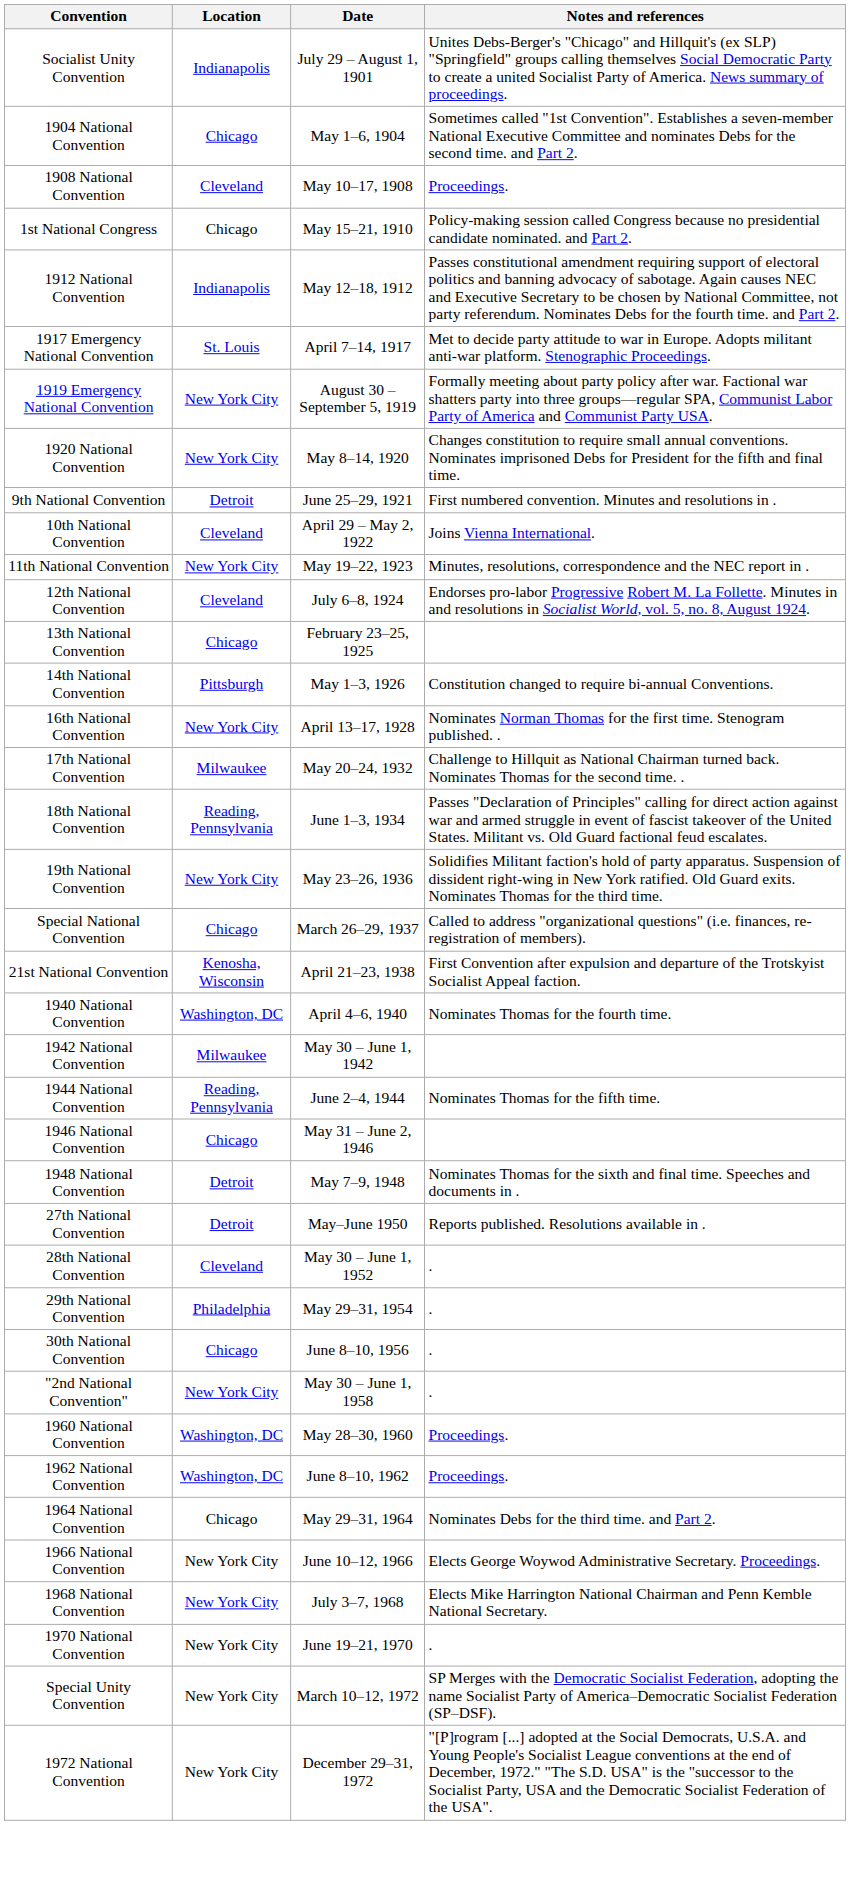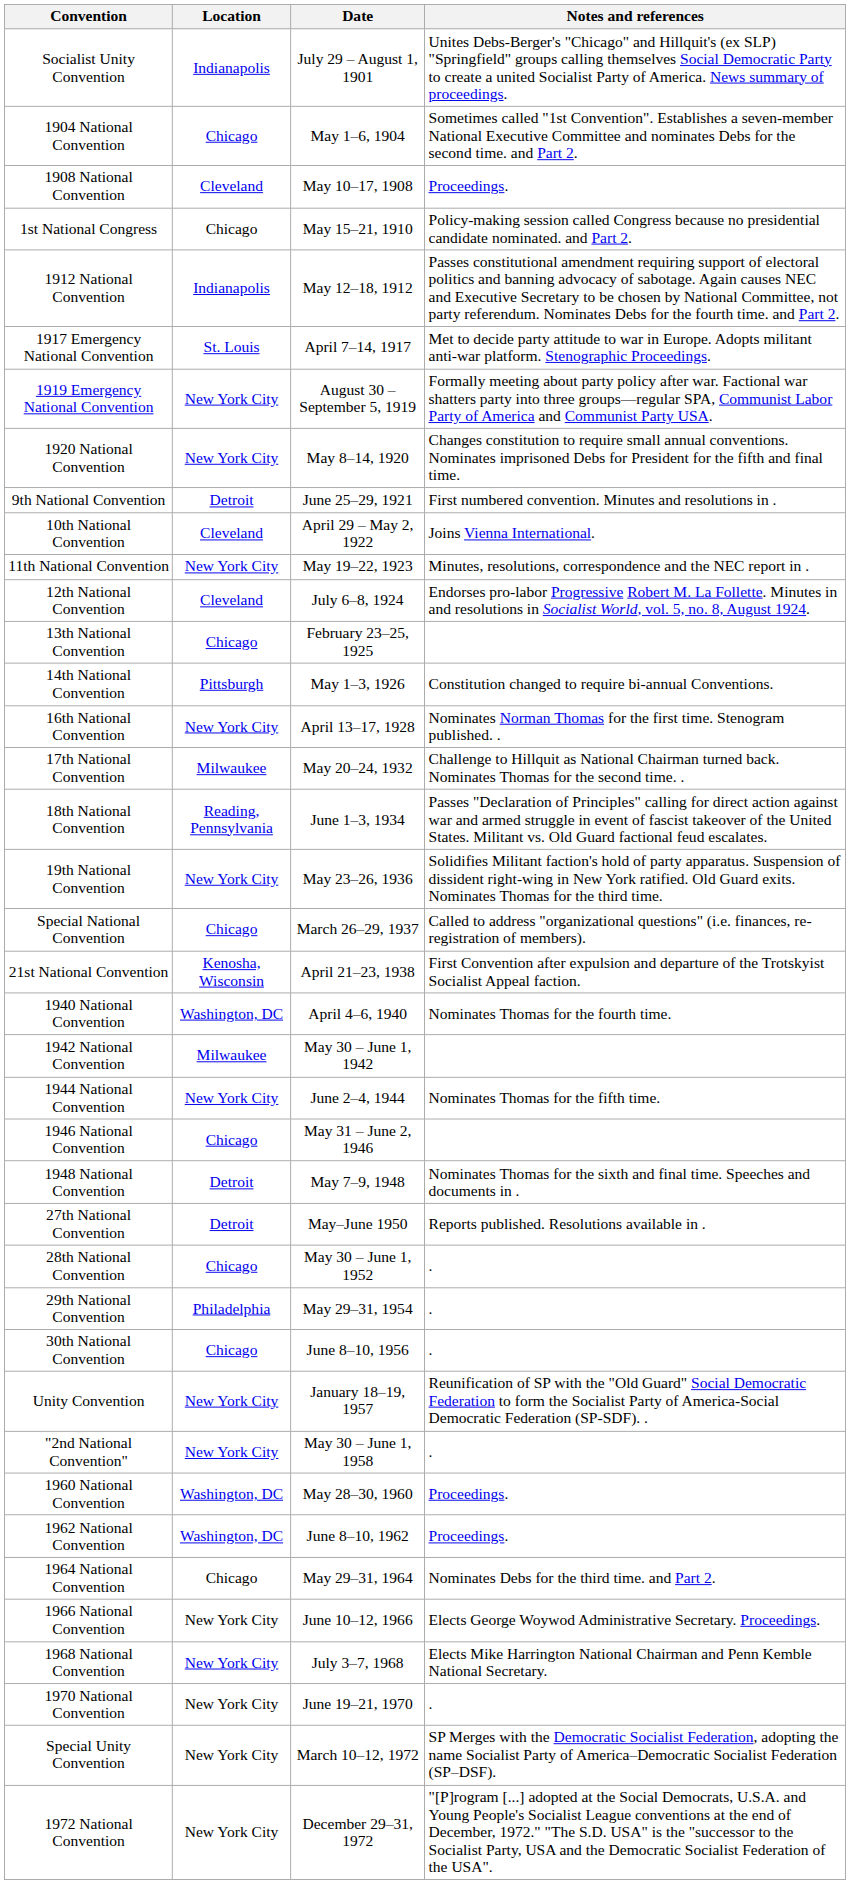(232, 1097) Reading, Pennsylvania -> (232, 1097) New York City
(232, 1266) Cleveland -> (232, 1266) Chicago
+ row: (89, 1401)
